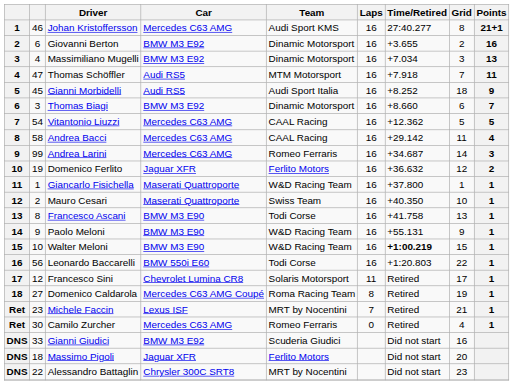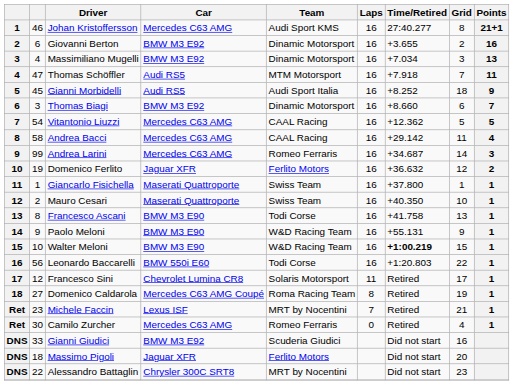(310, 184) W&D Racing Team -> (295, 184) Swiss Team
